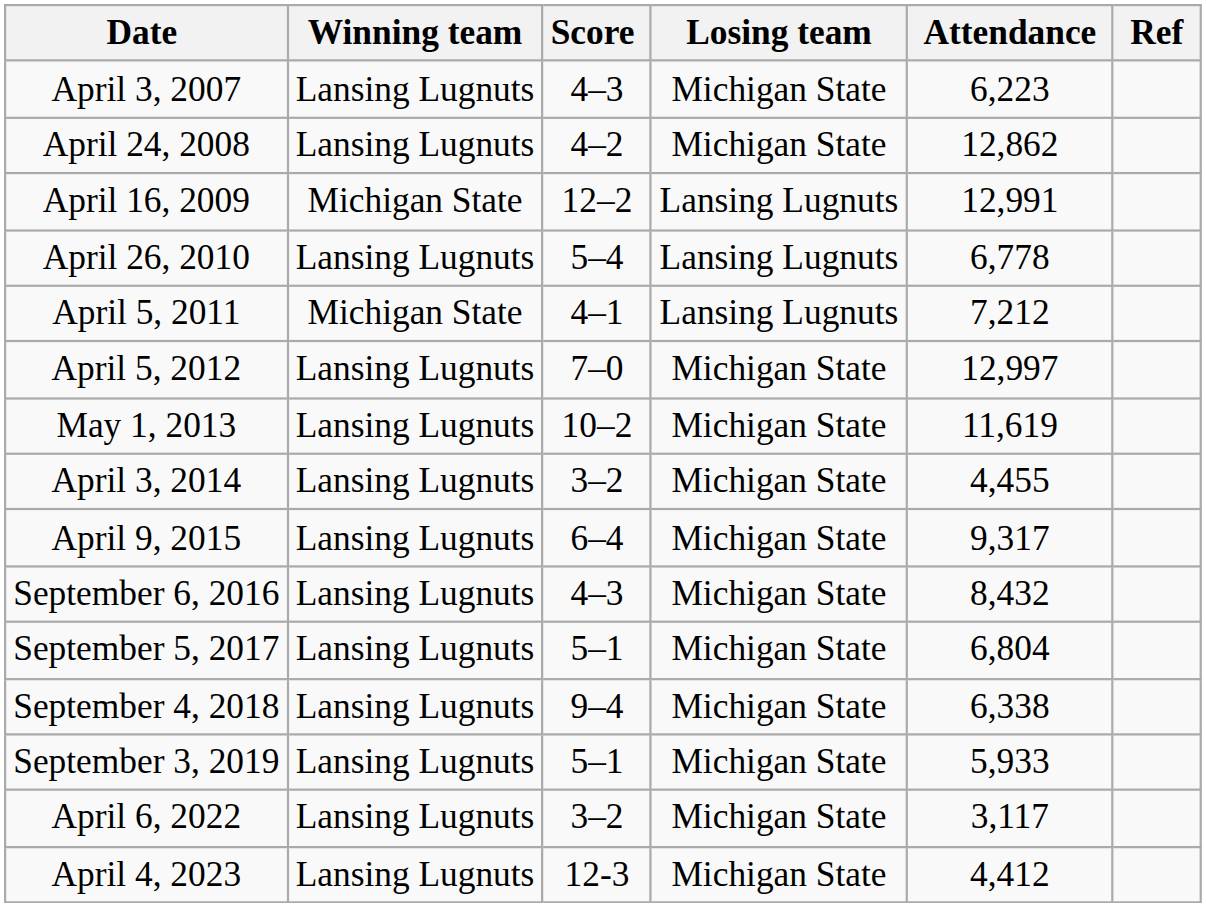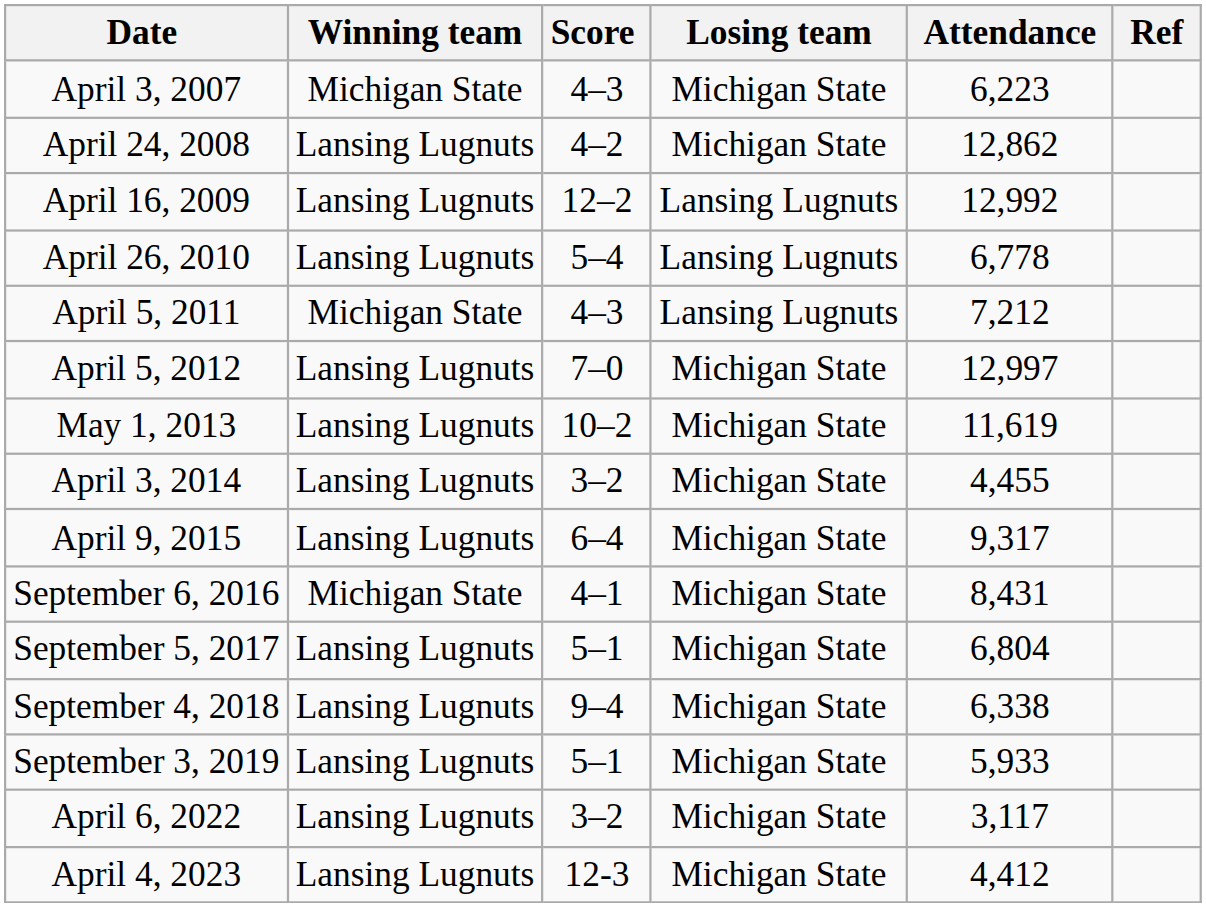(415, 88) Lansing Lugnuts -> (415, 88) Michigan State
(415, 200) Michigan State -> (415, 200) Lansing Lugnuts
(1010, 200) 12,991 -> (1010, 200) 12,992
(597, 312) 4–1 -> (597, 312) 4–3
(415, 593) Lansing Lugnuts -> (415, 593) Michigan State
(597, 593) 4–3 -> (597, 593) 4–1
(1010, 593) 8,432 -> (1010, 593) 8,431
